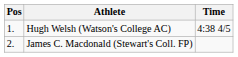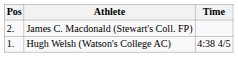rows swapped: (99, 28) <-> (109, 44)
